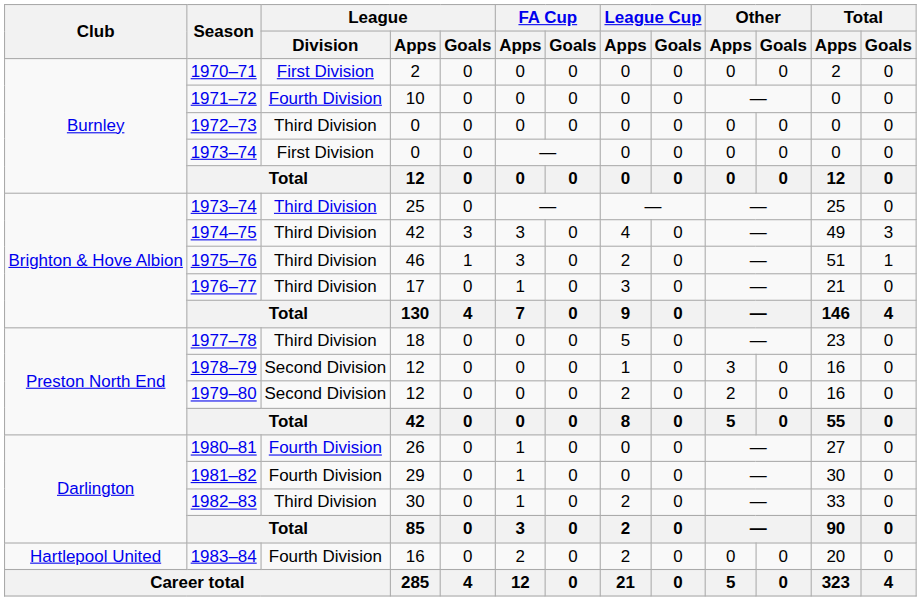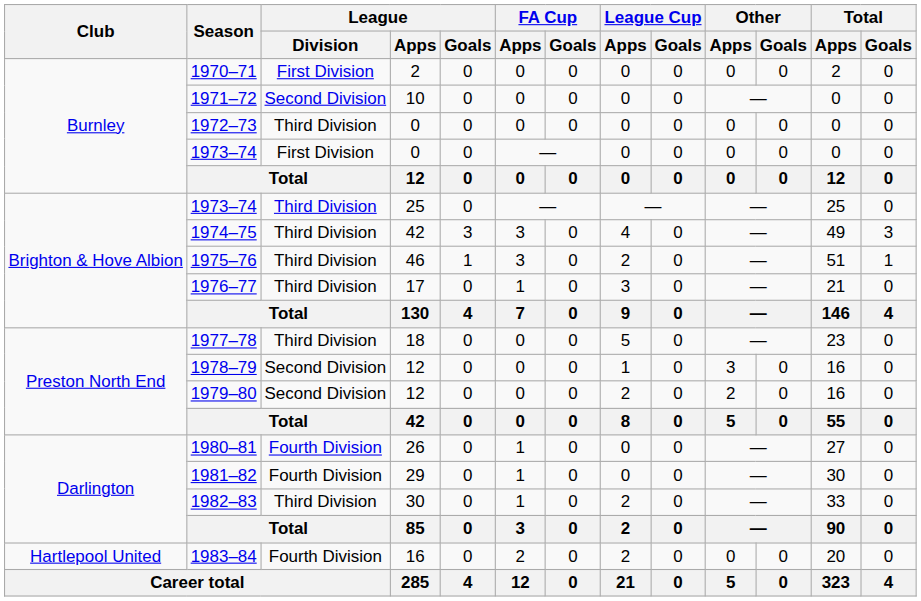(325, 98) Fourth Division -> (325, 98) Second Division
